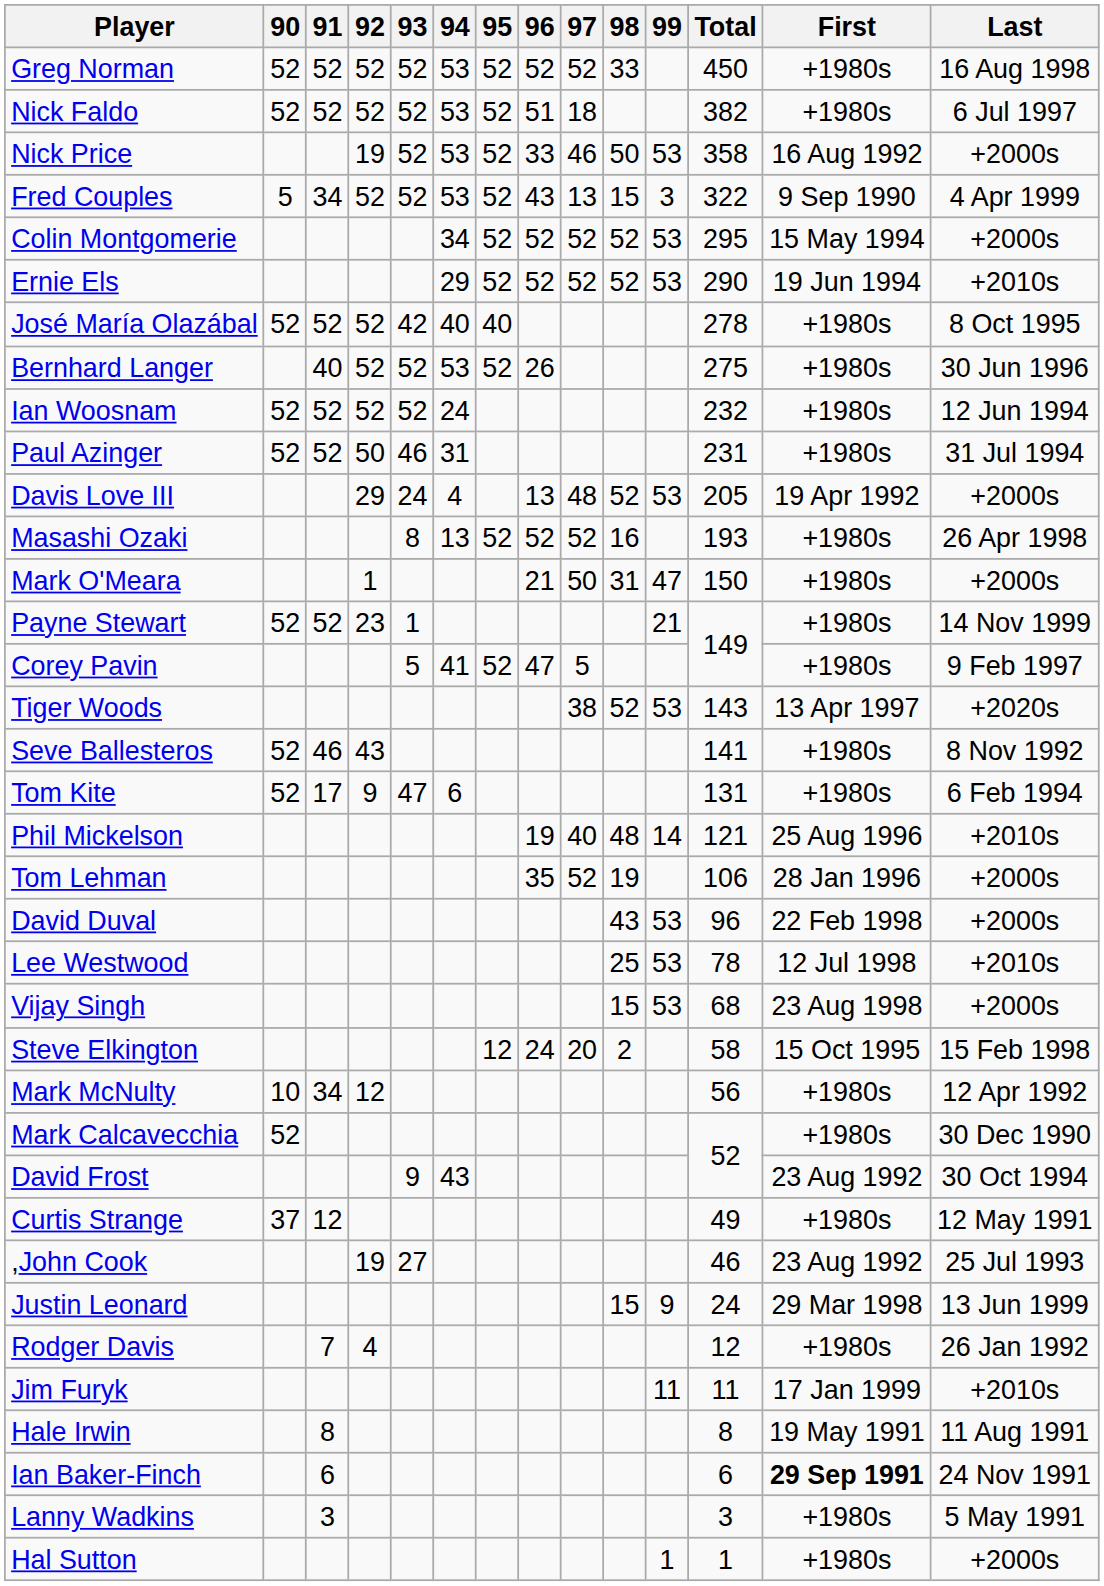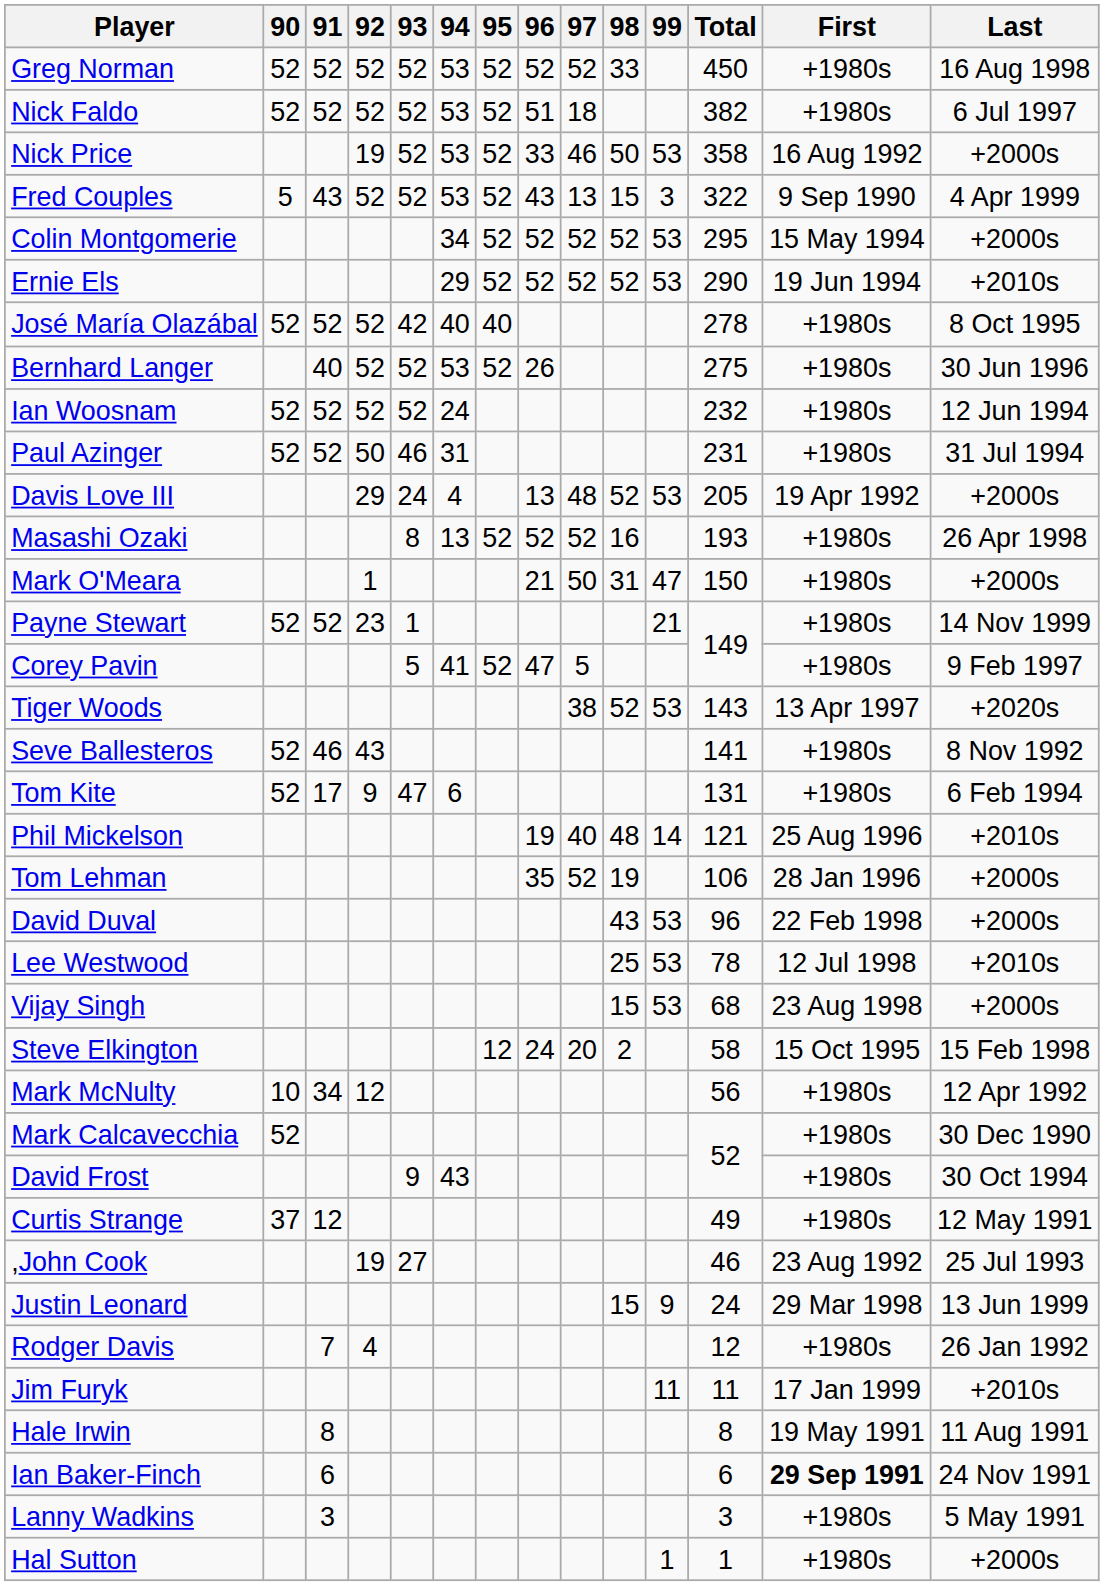(328, 197) 34 -> (328, 197) 43
(847, 1176) 23 Aug 1992 -> (847, 1176) +1980s
